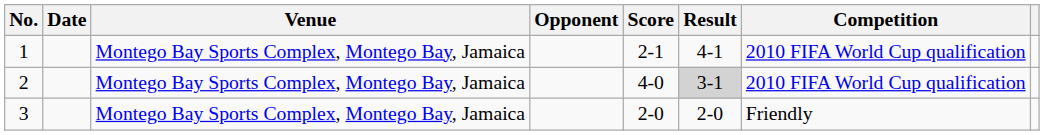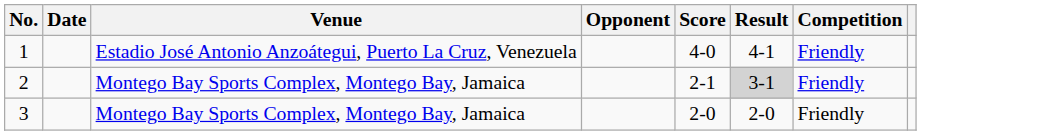(310, 51) Montego Bay Sports Complex, Montego Bay, Jamaica -> (336, 51) Estadio José Antonio Anzoátegui, Puerto La Cruz, Venezuela
(651, 51) 2-1 -> (702, 51) 4-0
(886, 51) 2010 FIFA World Cup qualification -> (831, 51) Friendly
(651, 82) 4-0 -> (702, 82) 2-1
(886, 82) 2010 FIFA World Cup qualification -> (831, 82) Friendly
